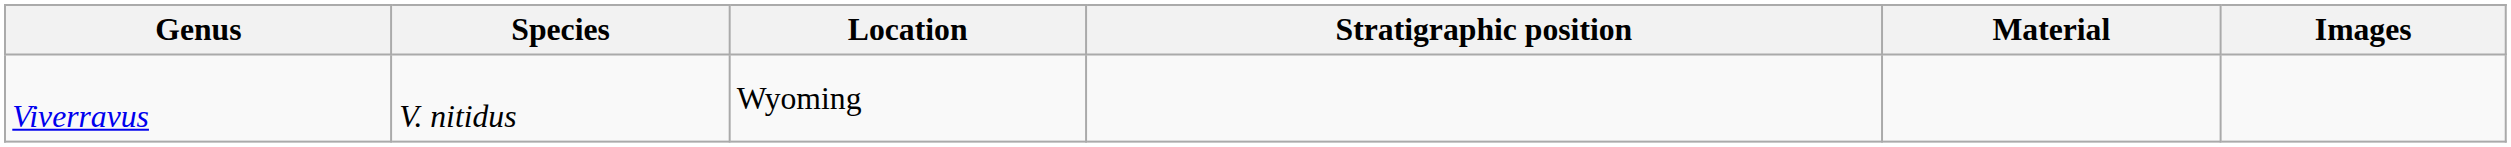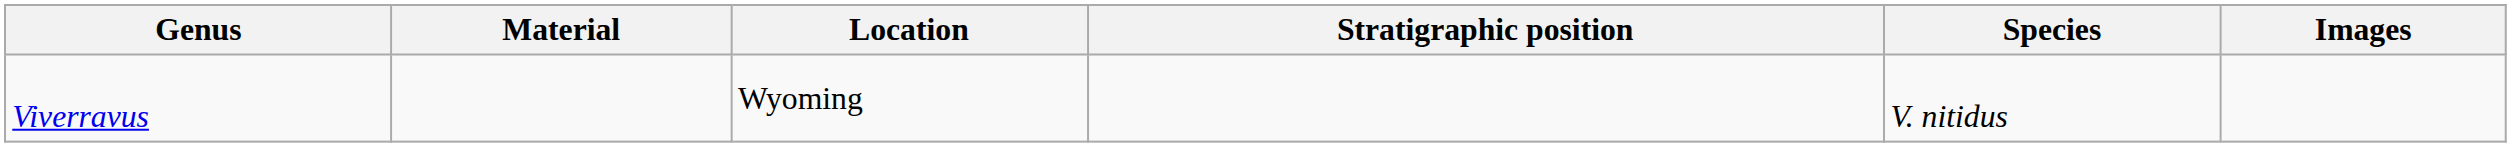columns swapped: (561, 29) <-> (2051, 29)
